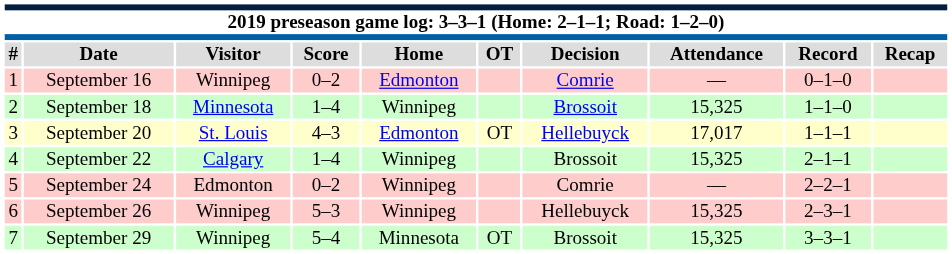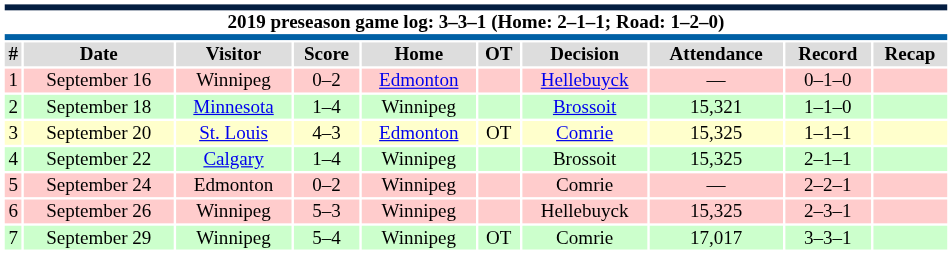(585, 80) Comrie -> (585, 80) Hellebuyck
(716, 106) 15,325 -> (716, 106) 15,321
(585, 132) Hellebuyck -> (585, 132) Comrie
(716, 132) 17,017 -> (716, 132) 15,325
(419, 237) Minnesota -> (419, 237) Winnipeg
(585, 237) Brossoit -> (585, 237) Comrie
(716, 237) 15,325 -> (716, 237) 17,017
